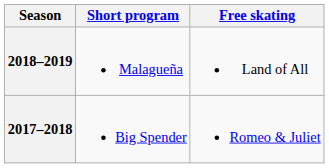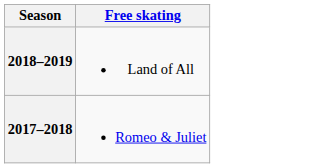- column: (133, 15)
